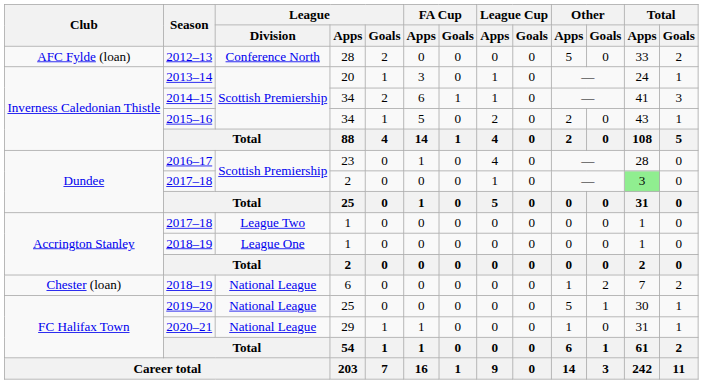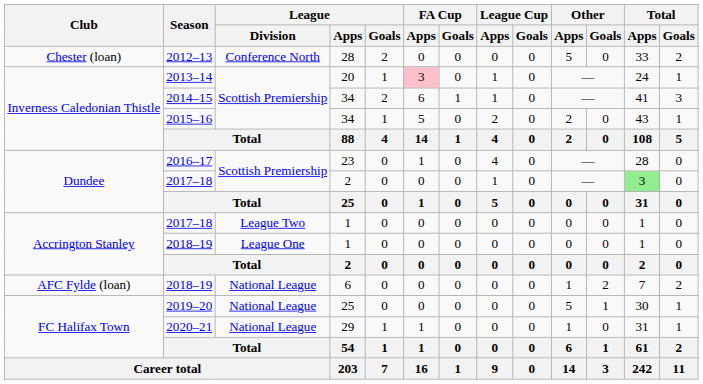(84, 56) AFC Fylde (loan) -> (84, 56) Chester (loan)
(421, 77) no background -> (421, 77) pink background
(84, 285) Chester (loan) -> (84, 285) AFC Fylde (loan)
